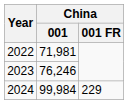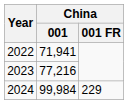(58, 52) 71,981 -> (58, 52) 71,941
(58, 71) 76,246 -> (58, 71) 77,216
